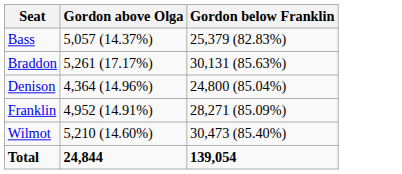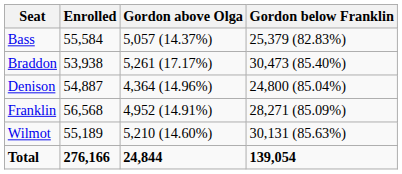+ column: (90, 16)
(238, 63) 30,131 (85.63%) -> (298, 63) 30,473 (85.40%)
(238, 134) 30,473 (85.40%) -> (298, 134) 30,131 (85.63%)
